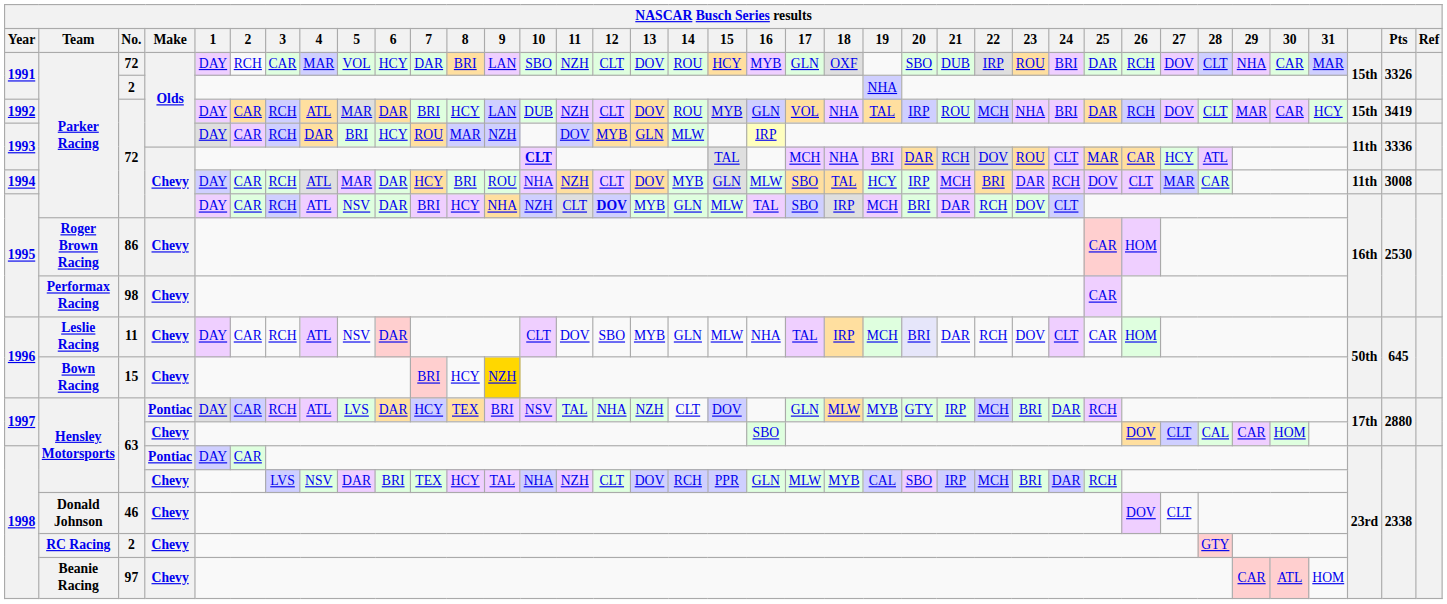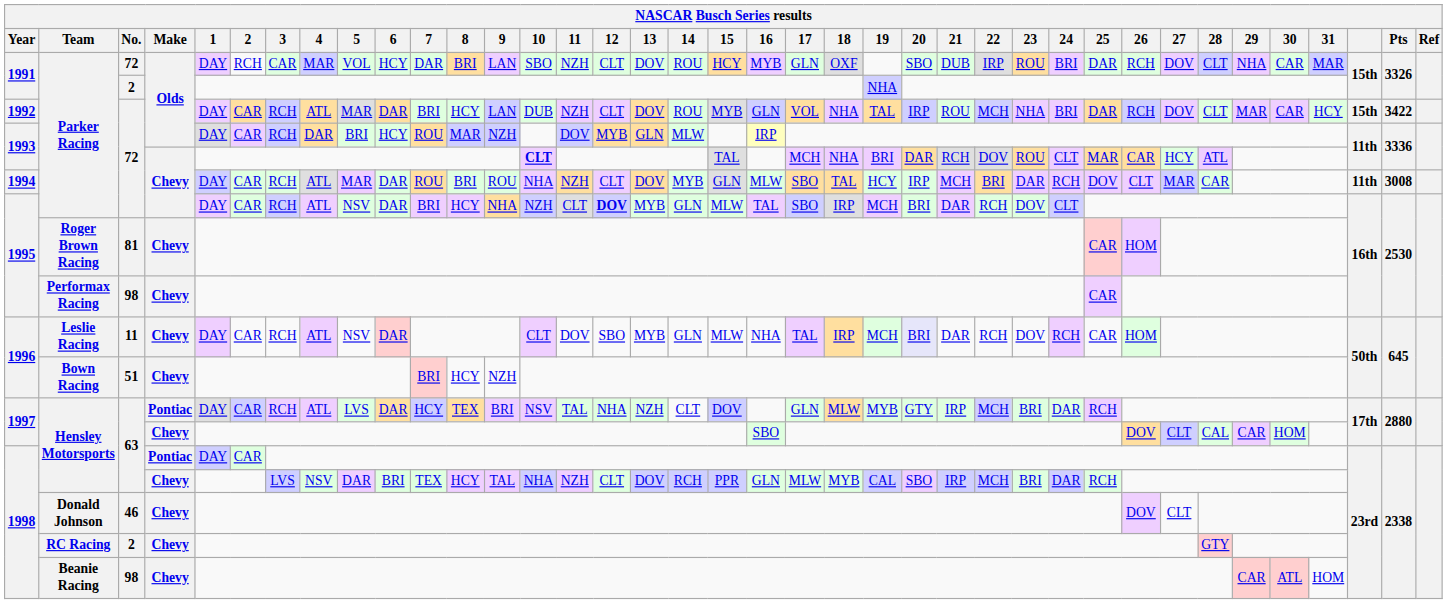(1398, 111) 3419 -> (1398, 111) 3422
(429, 182) HCY -> (429, 182) ROU
(131, 246) 86 -> (131, 246) 81
(1066, 336) CLT -> (1066, 336) RCH
(131, 377) 15 -> (131, 377) 51
(502, 377) gold background -> (502, 377) no background
(131, 577) 97 -> (131, 577) 98
